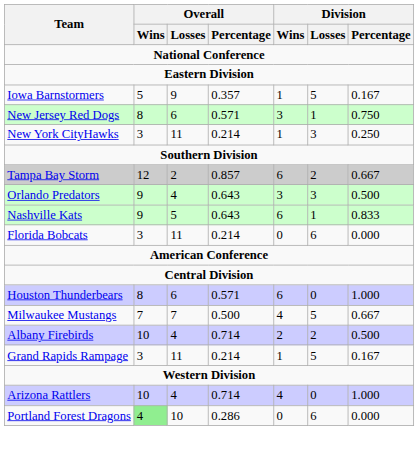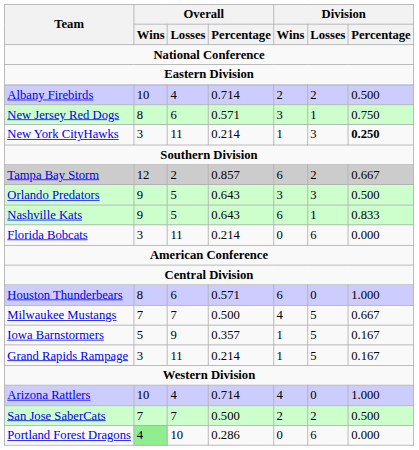rows swapped: (50, 335) <-> (56, 94)
(365, 134) normal -> (365, 134) bold
(174, 194) 4 -> (174, 194) 5
+ row: (56, 415)
